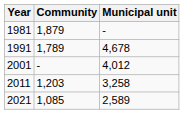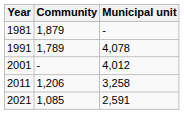(116, 48) 4,678 -> (116, 48) 4,078
(50, 83) 1,203 -> (50, 83) 1,206
(116, 100) 2,589 -> (116, 100) 2,591
